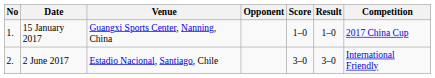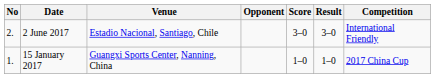rows swapped: (43, 33) <-> (46, 60)
